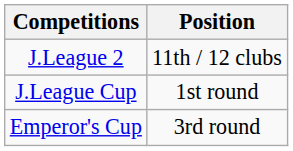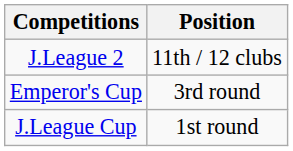rows swapped: (76, 127) <-> (76, 92)
